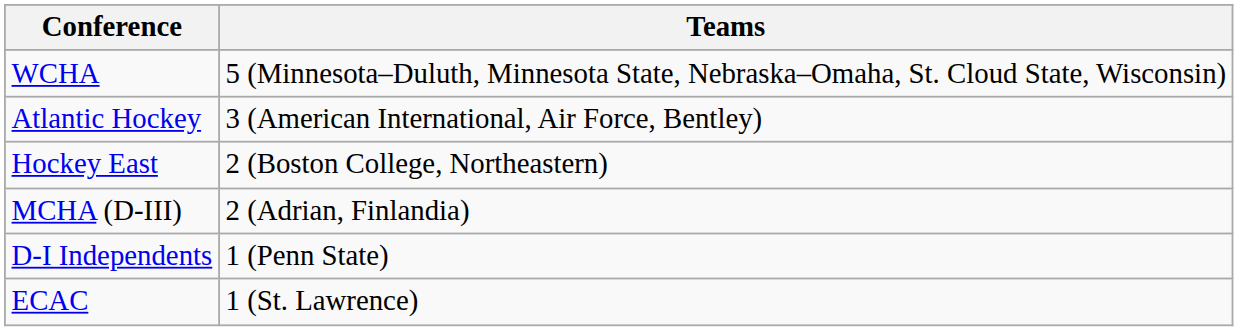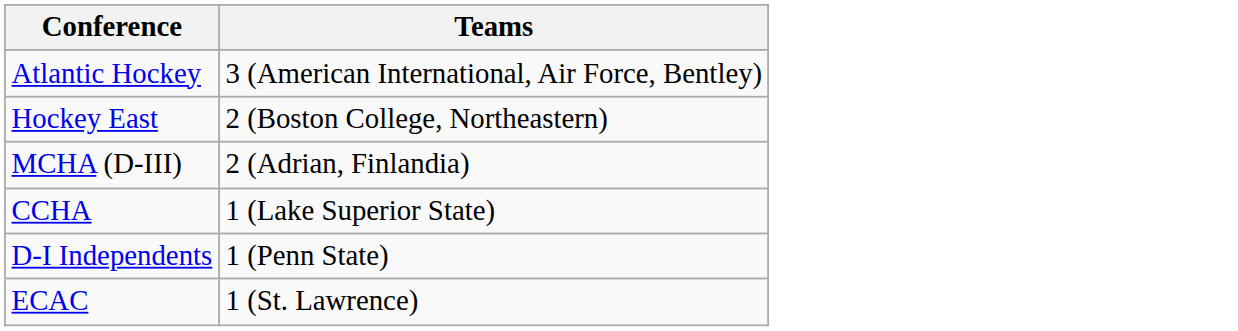- row: (56, 73)
+ row: (52, 210)
